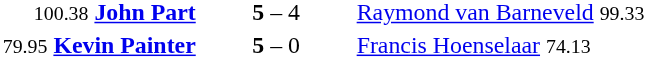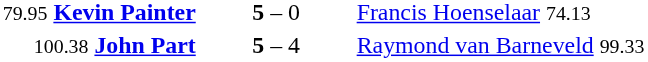rows swapped: (99, 45) <-> (115, 12)
